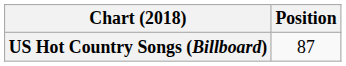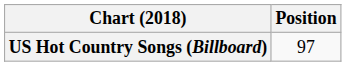(306, 46) 87 -> (306, 46) 97
